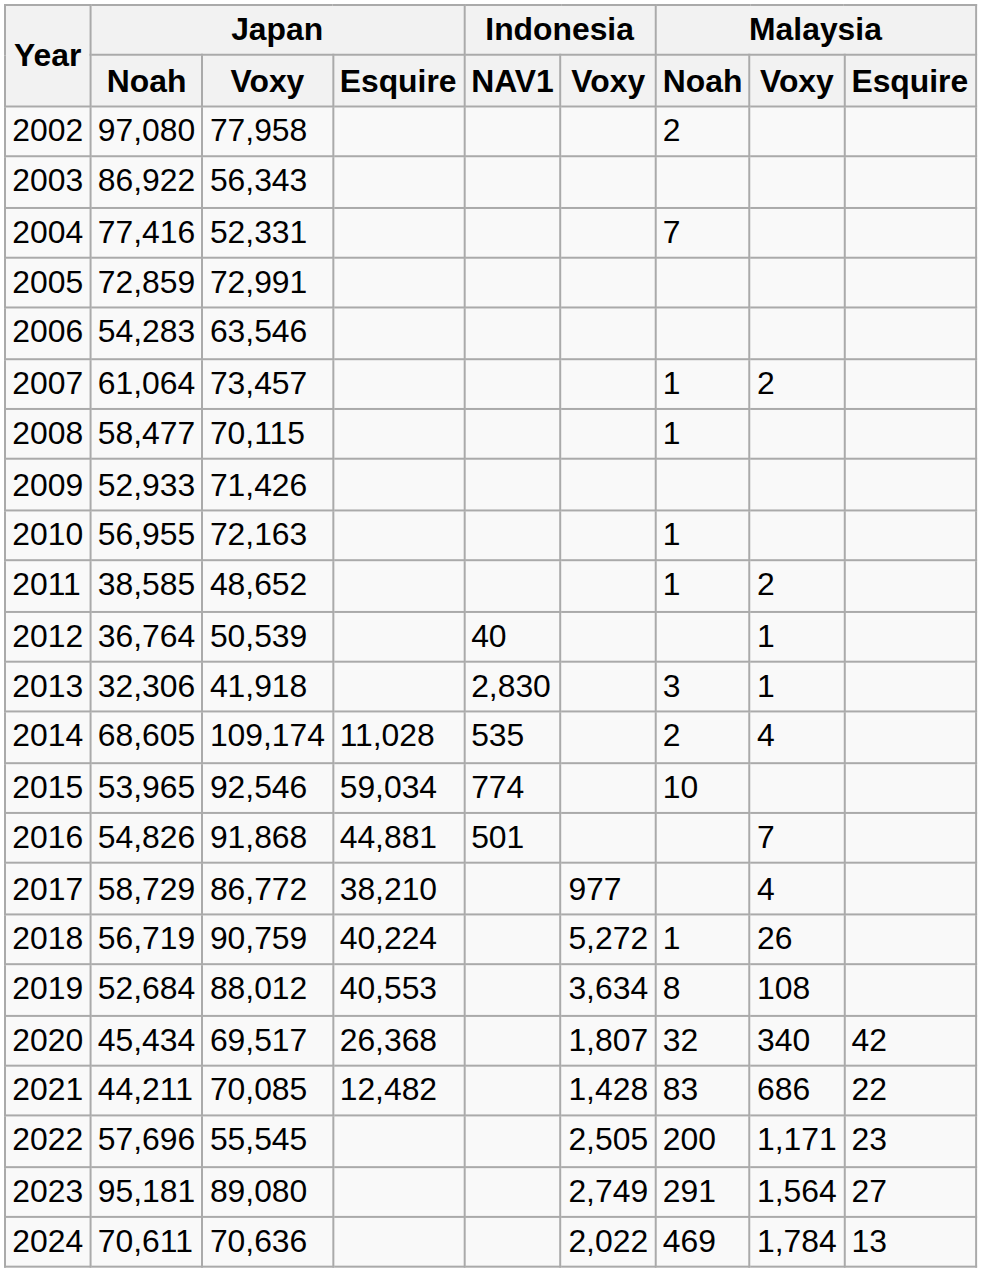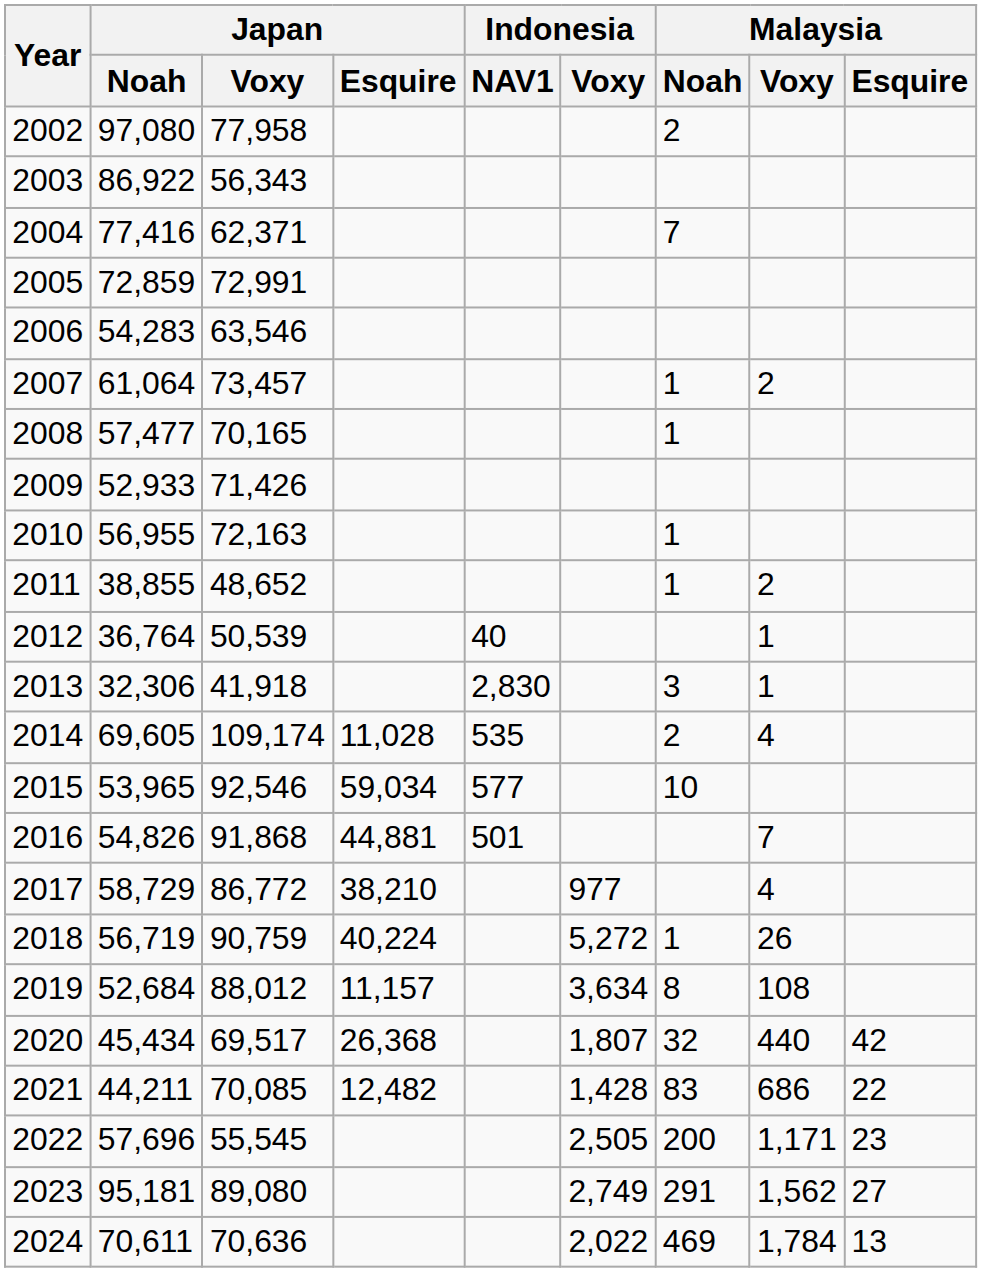(259, 231) 52,331 -> (259, 231) 62,371
(147, 433) 58,477 -> (147, 433) 57,477
(257, 433) 70,115 -> (259, 433) 70,165
(147, 585) 38,585 -> (147, 585) 38,855
(147, 736) 68,605 -> (147, 736) 69,605
(498, 787) 774 -> (498, 787) 577
(388, 989) 40,553 -> (387, 989) 11,157
(784, 1039) 340 -> (784, 1039) 440
(797, 1191) 1,564 -> (797, 1191) 1,562
